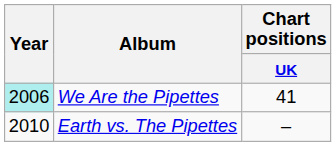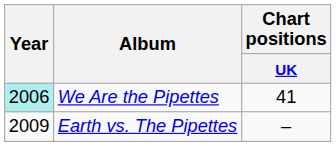(29, 126) 2010 -> (29, 126) 2009
